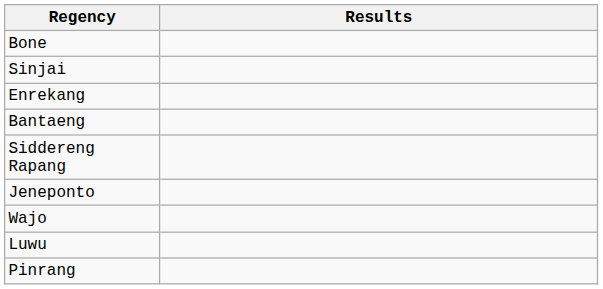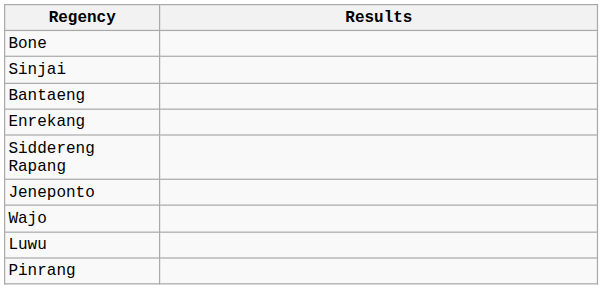rows swapped: (47, 122) <-> (47, 96)
